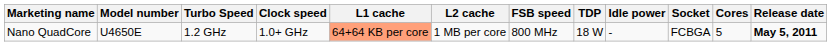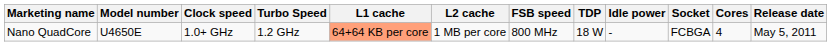columns swapped: (293, 13) <-> (219, 13)
(719, 31) 5 -> (719, 31) 4
(785, 31) bold -> (785, 31) normal
